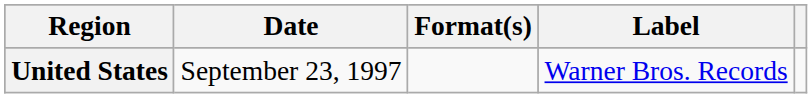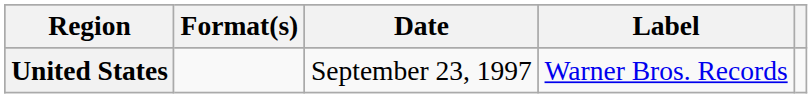columns swapped: (291, 26) <-> (473, 26)
